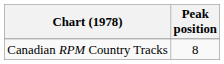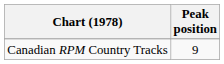(195, 49) 8 -> (195, 49) 9
